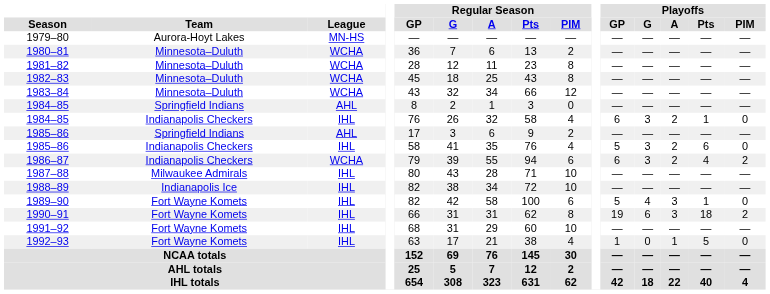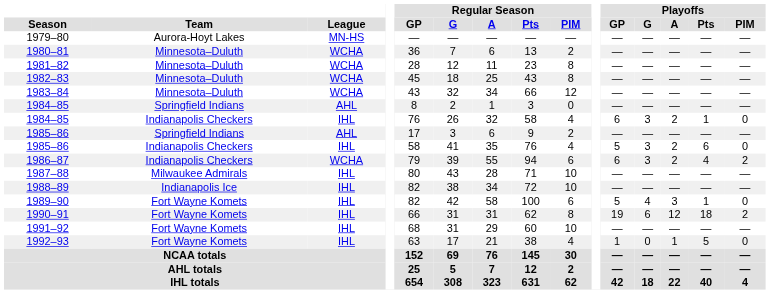(674, 214) 3 -> (674, 214) 12
